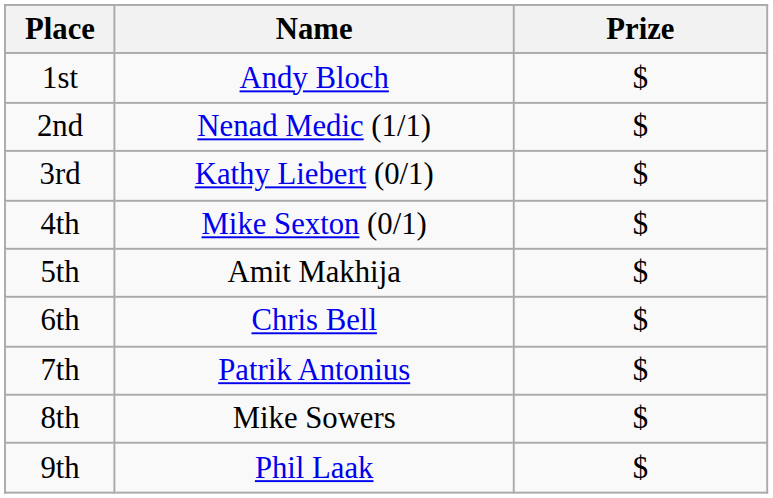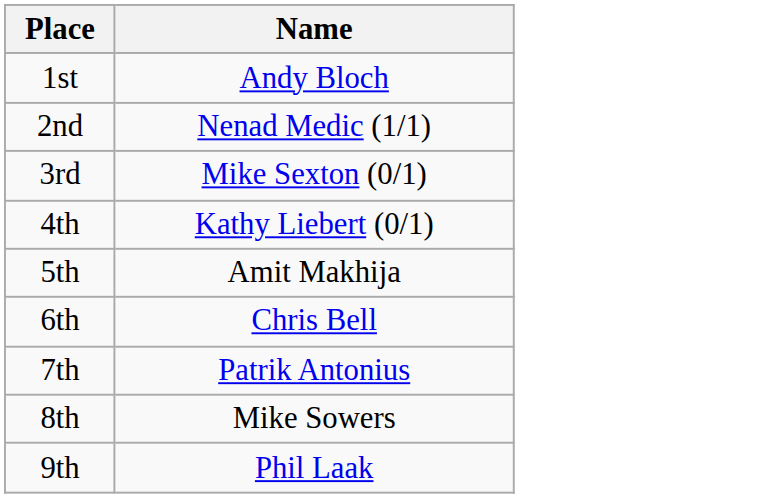- column: (640, 28)
(314, 175) Kathy Liebert (0/1) -> (314, 175) Mike Sexton (0/1)
(314, 223) Mike Sexton (0/1) -> (314, 223) Kathy Liebert (0/1)
